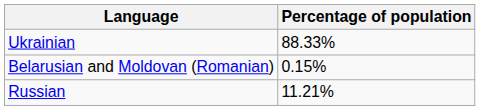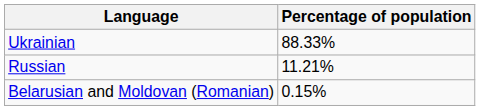rows swapped: (37, 92) <-> (141, 67)
